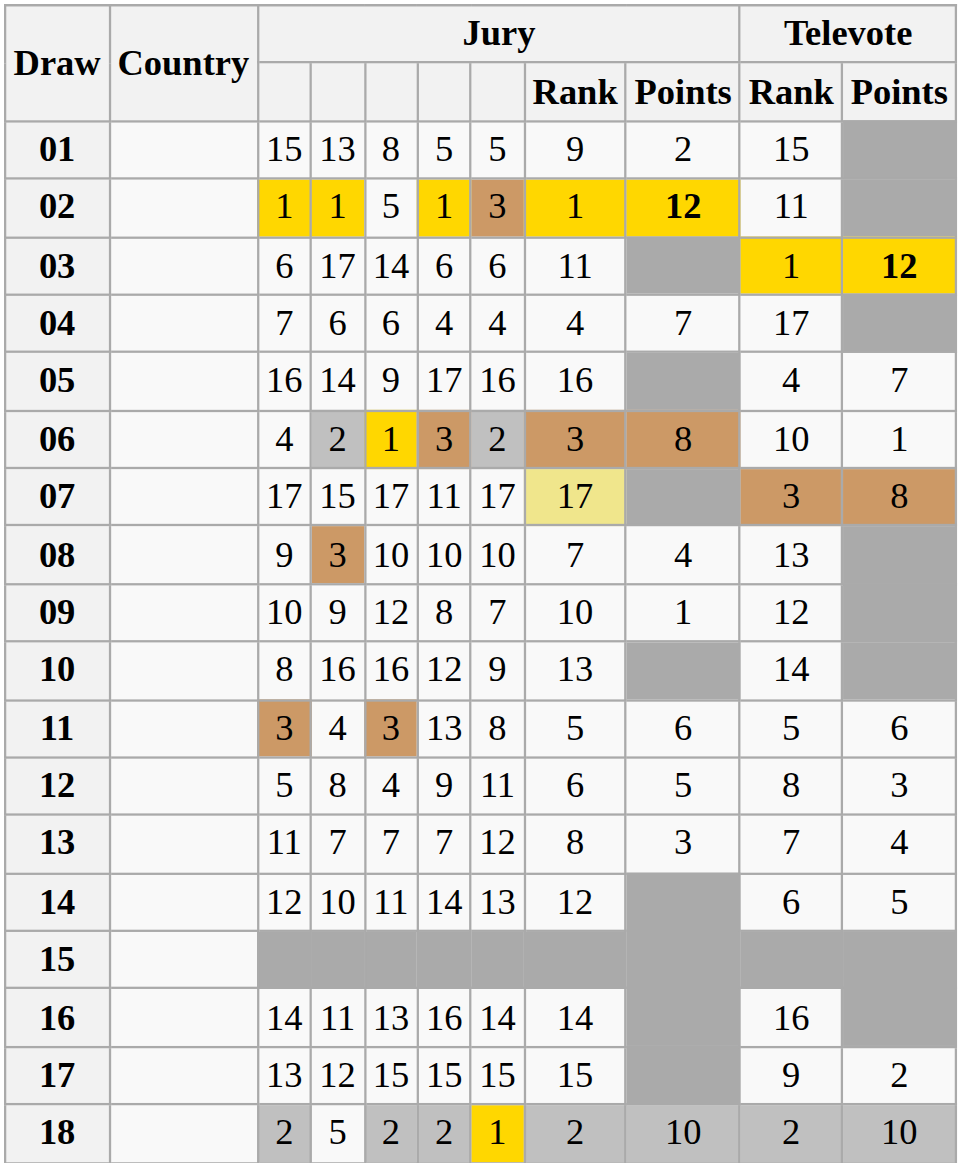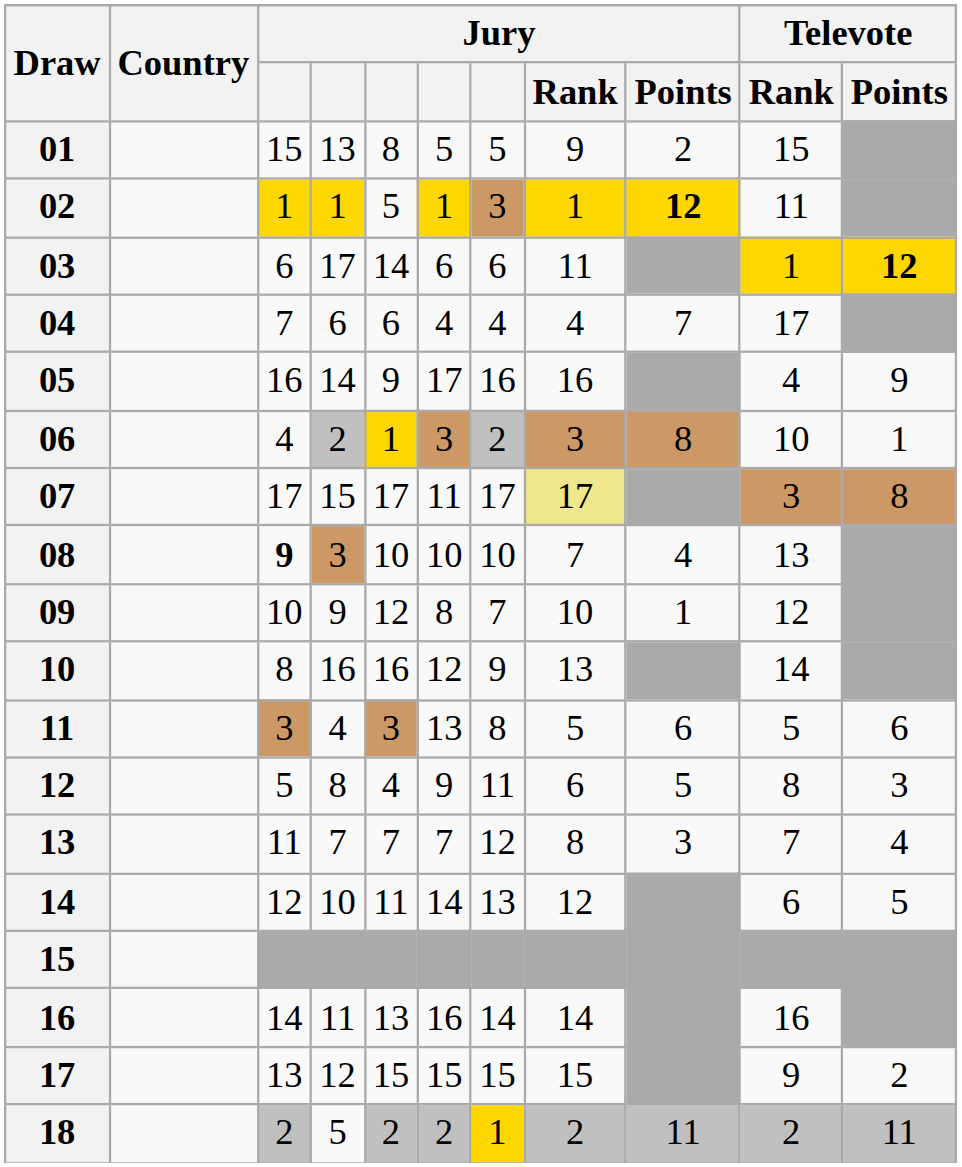(899, 380) 7 -> (899, 380) 9
(284, 554) normal -> (284, 554) bold
(683, 1132) 10 -> (683, 1132) 11
(899, 1132) 10 -> (899, 1132) 11
